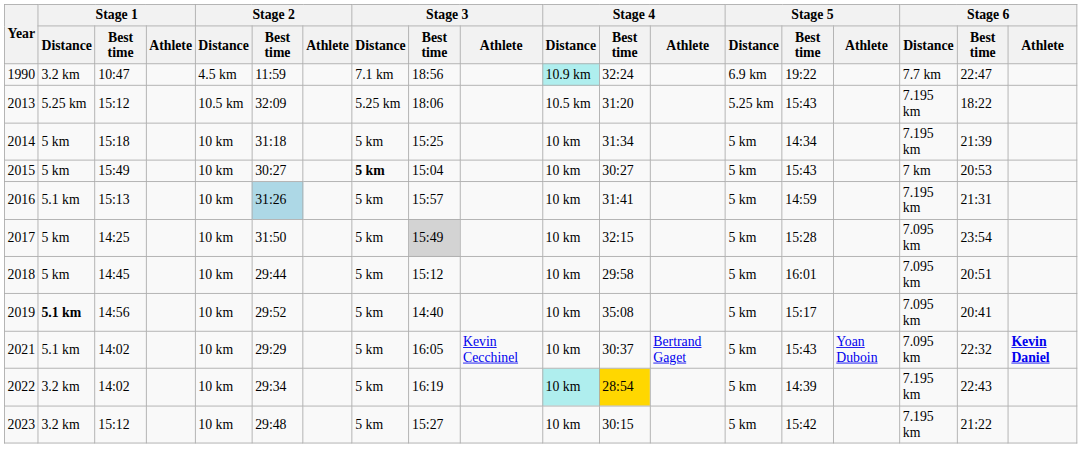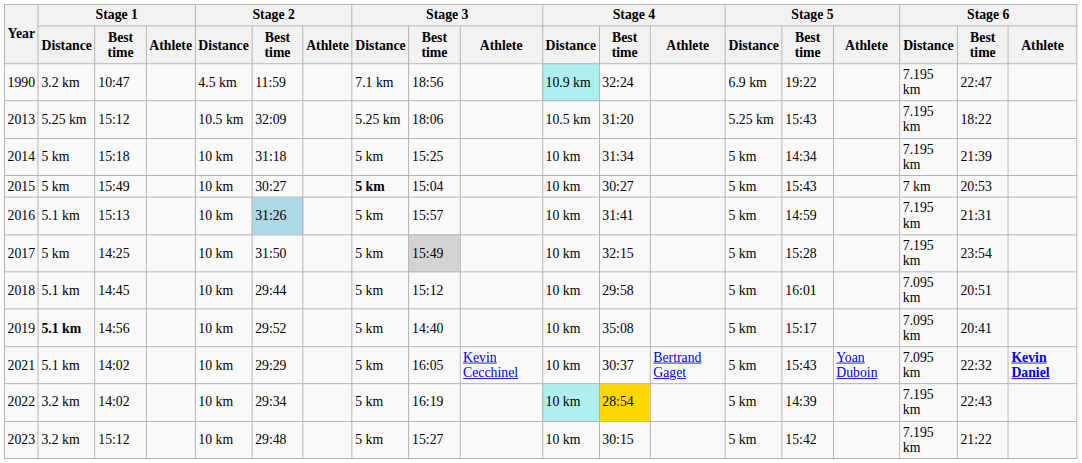(922, 74) 7.7 km -> (918, 82) 7.195 km
(918, 237) 7.095 km -> (918, 253) 7.195 km
(55, 275) 5 km -> (61, 290) 5.1 km
